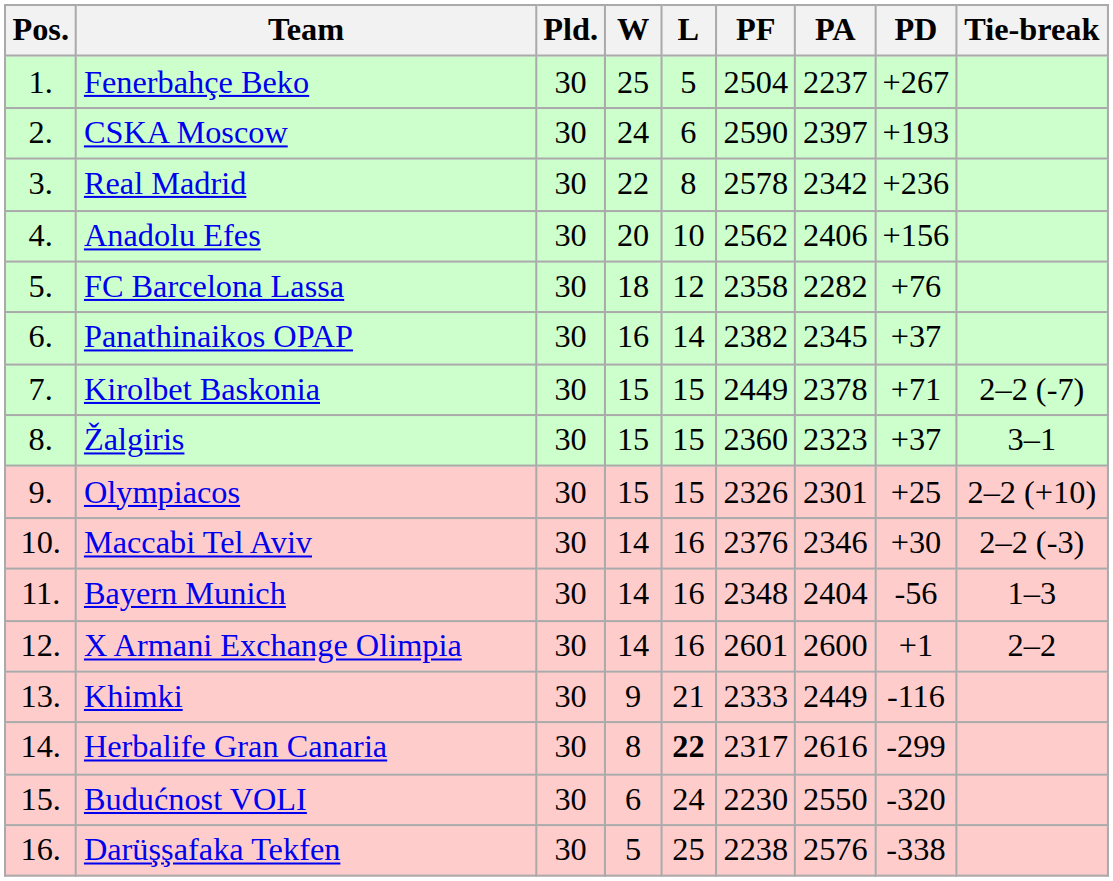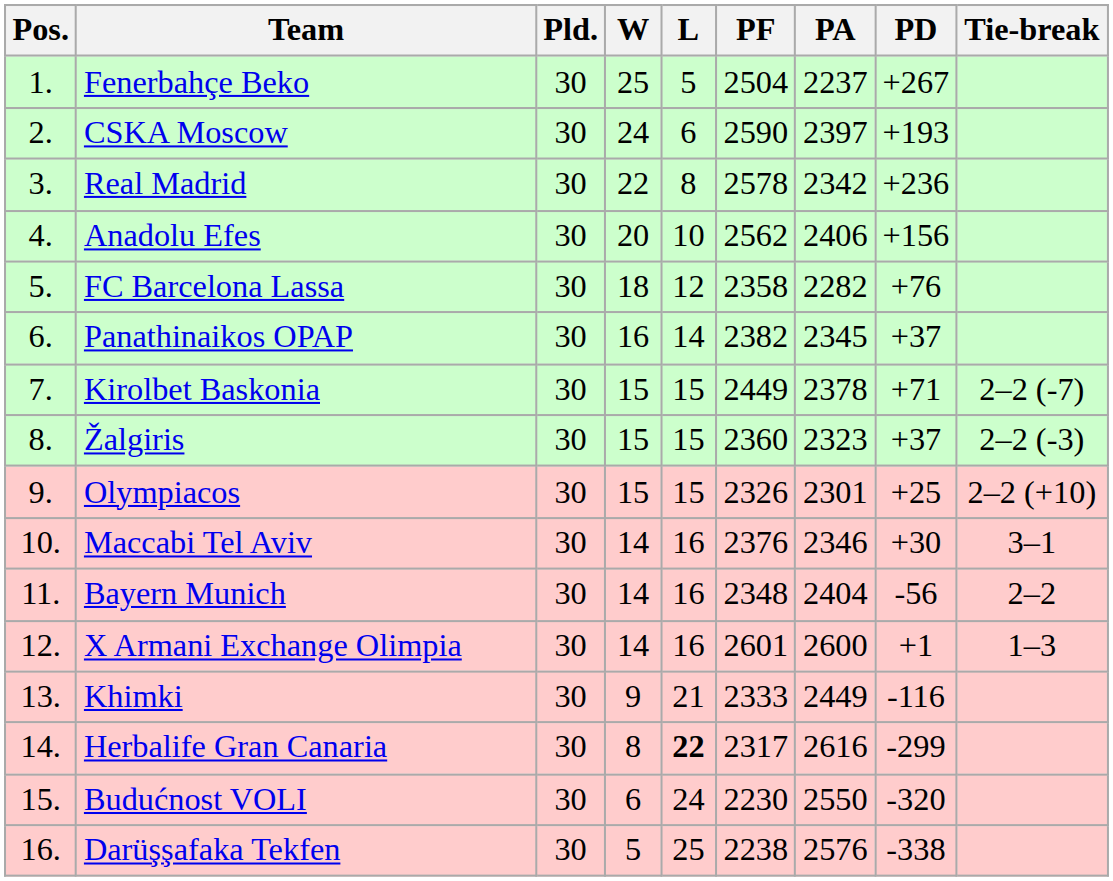(1032, 440) 3–1 -> (1032, 440) 2–2 (-3)
(1032, 542) 2–2 (-3) -> (1032, 542) 3–1
(1032, 593) 1–3 -> (1032, 593) 2–2
(1032, 645) 2–2 -> (1032, 645) 1–3
